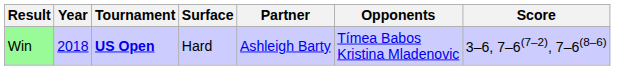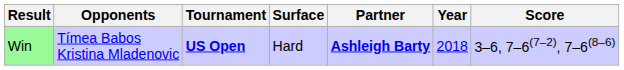columns swapped: (73, 15) <-> (398, 15)
(285, 45) normal -> (380, 45) bold
